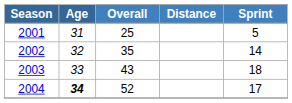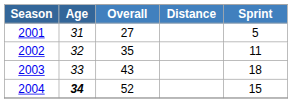(127, 33) 25 -> (127, 33) 27
(255, 51) 14 -> (255, 51) 11
(255, 89) 17 -> (255, 89) 15
